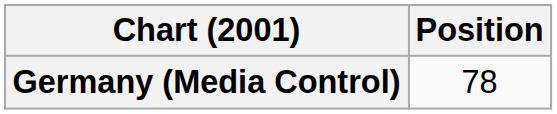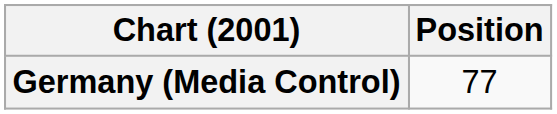(480, 81) 78 -> (480, 81) 77
